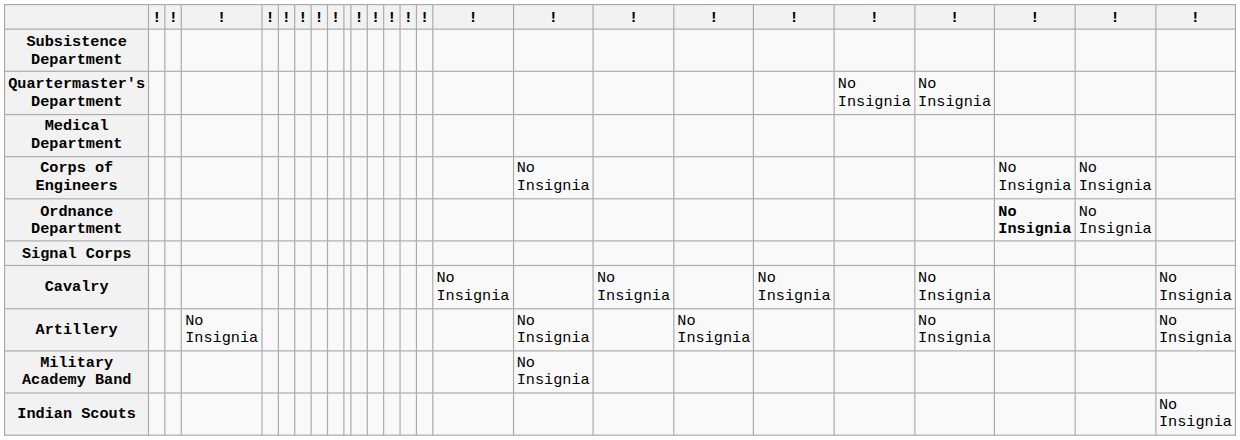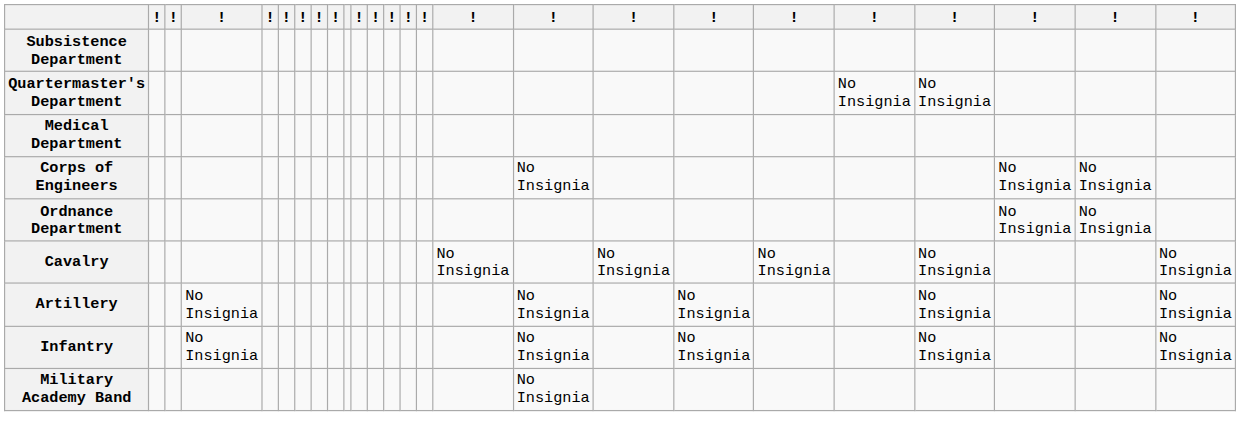(1035, 220) bold -> (1035, 220) normal
- row: (77, 253)
+ row: (77, 347)
- row: (77, 414)
